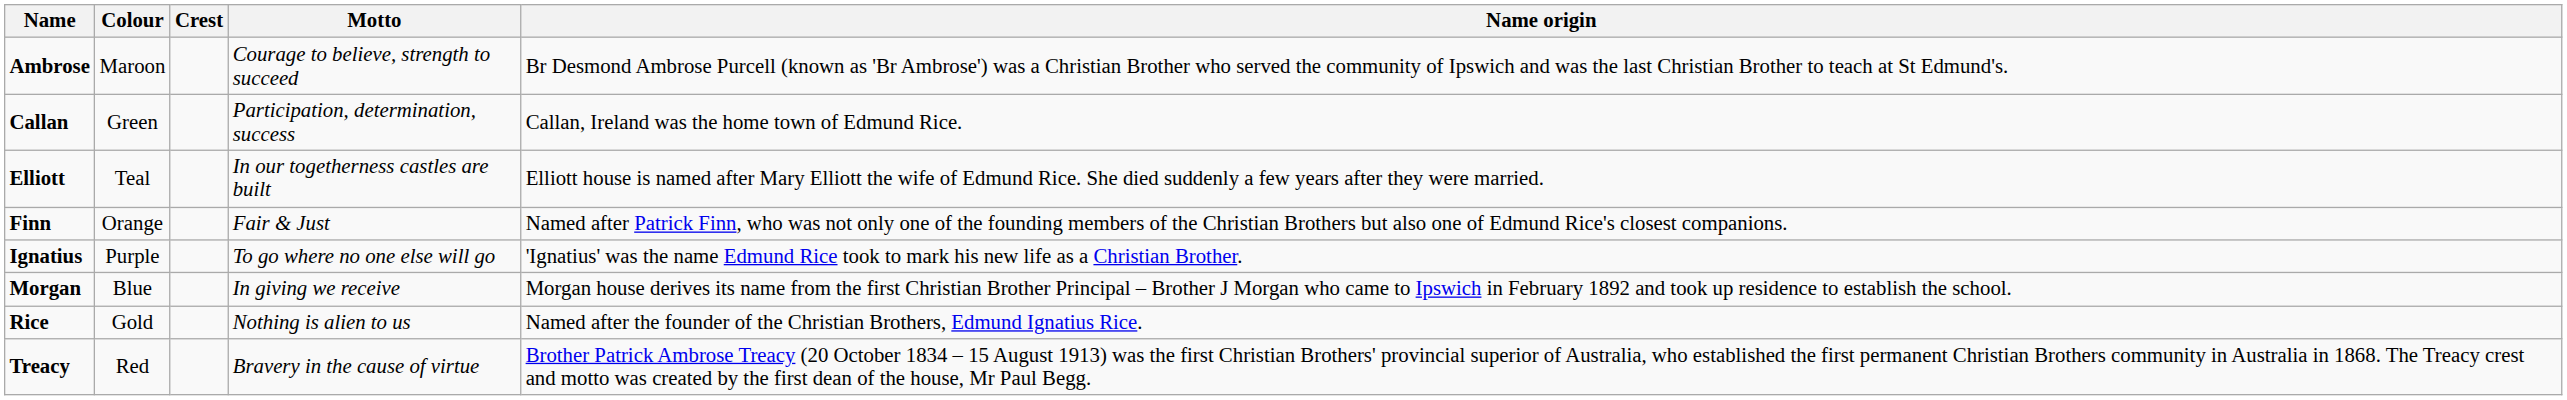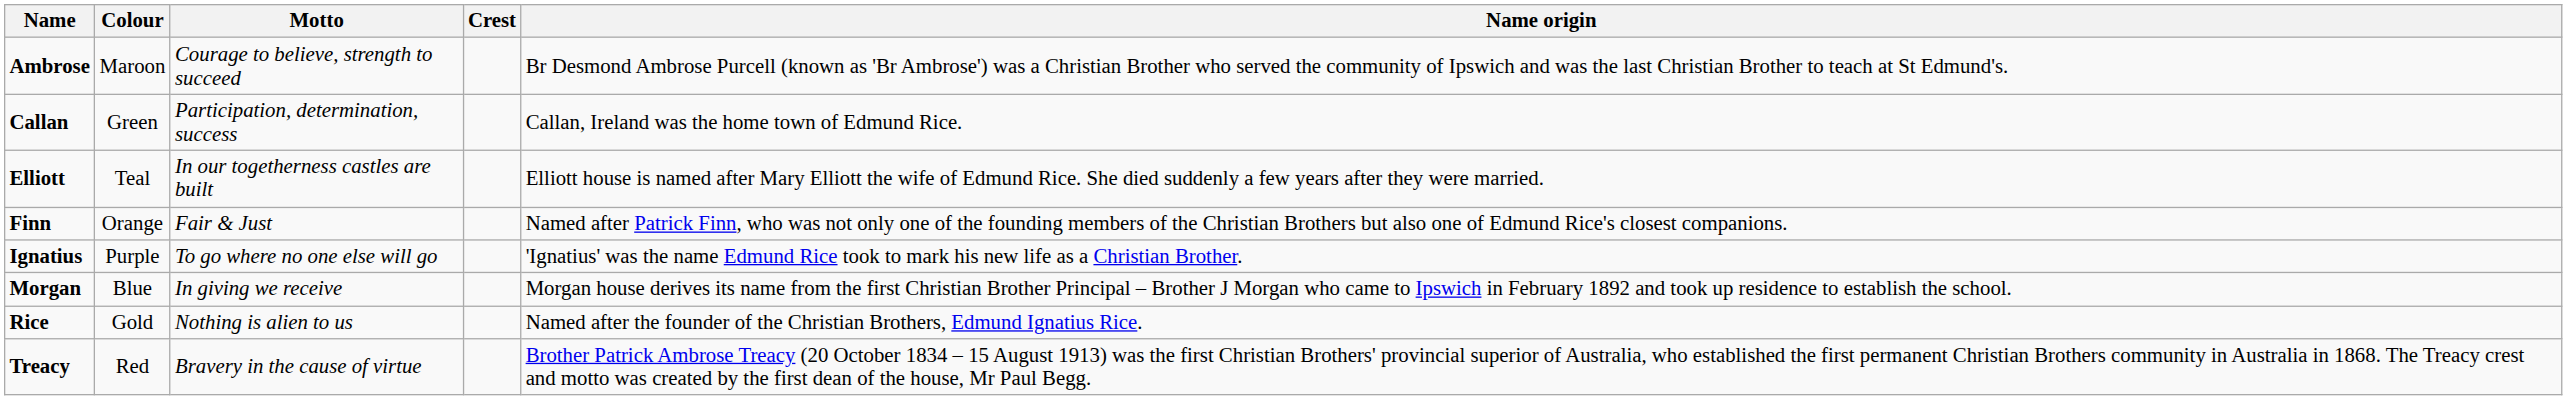columns swapped: (199, 20) <-> (374, 20)
